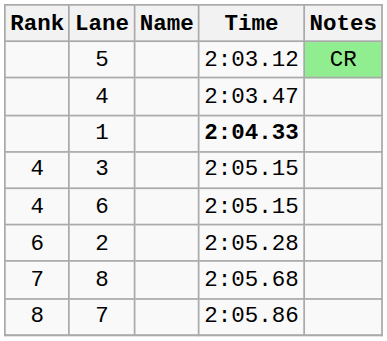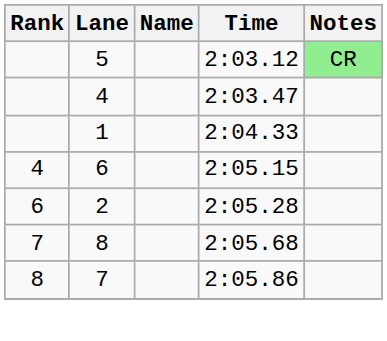(252, 133) bold -> (252, 133) normal
- row: (102, 170)
